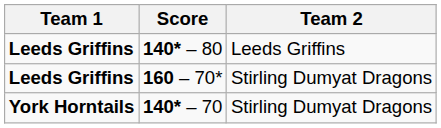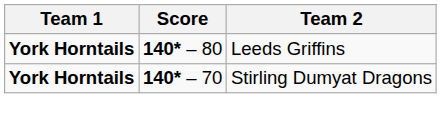(71, 48) Leeds Griffins -> (72, 48) York Horntails
- row: (183, 78)
